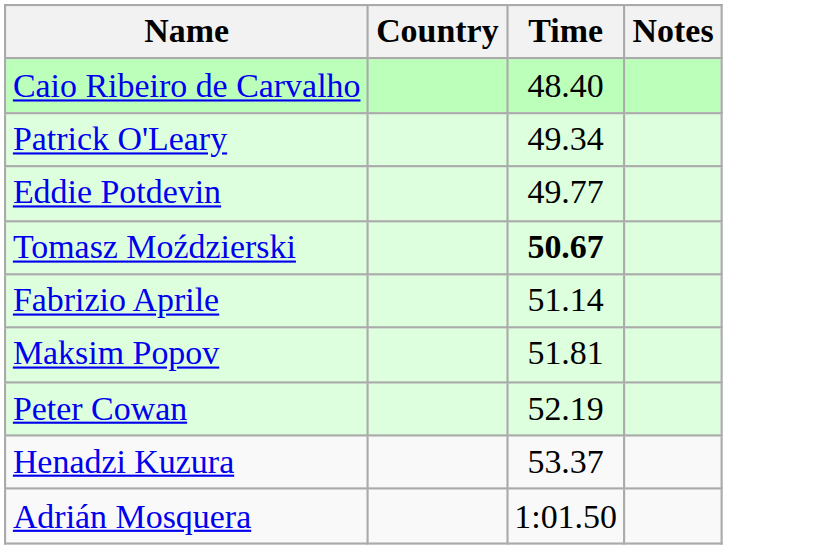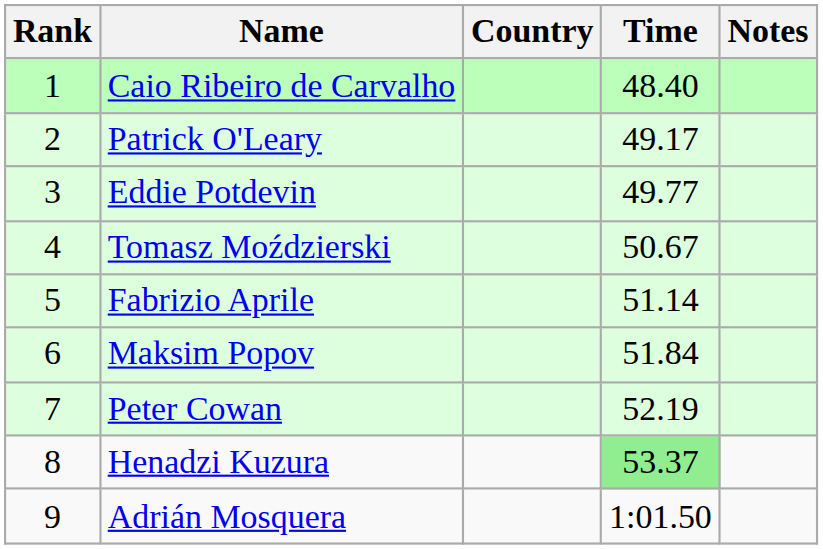+ column: (52, 31)
(566, 138) 49.34 -> (660, 138) 49.17
(566, 246) bold -> (660, 246) normal
(566, 354) 51.81 -> (660, 354) 51.84
(566, 461) no background -> (660, 461) lightgreen background
